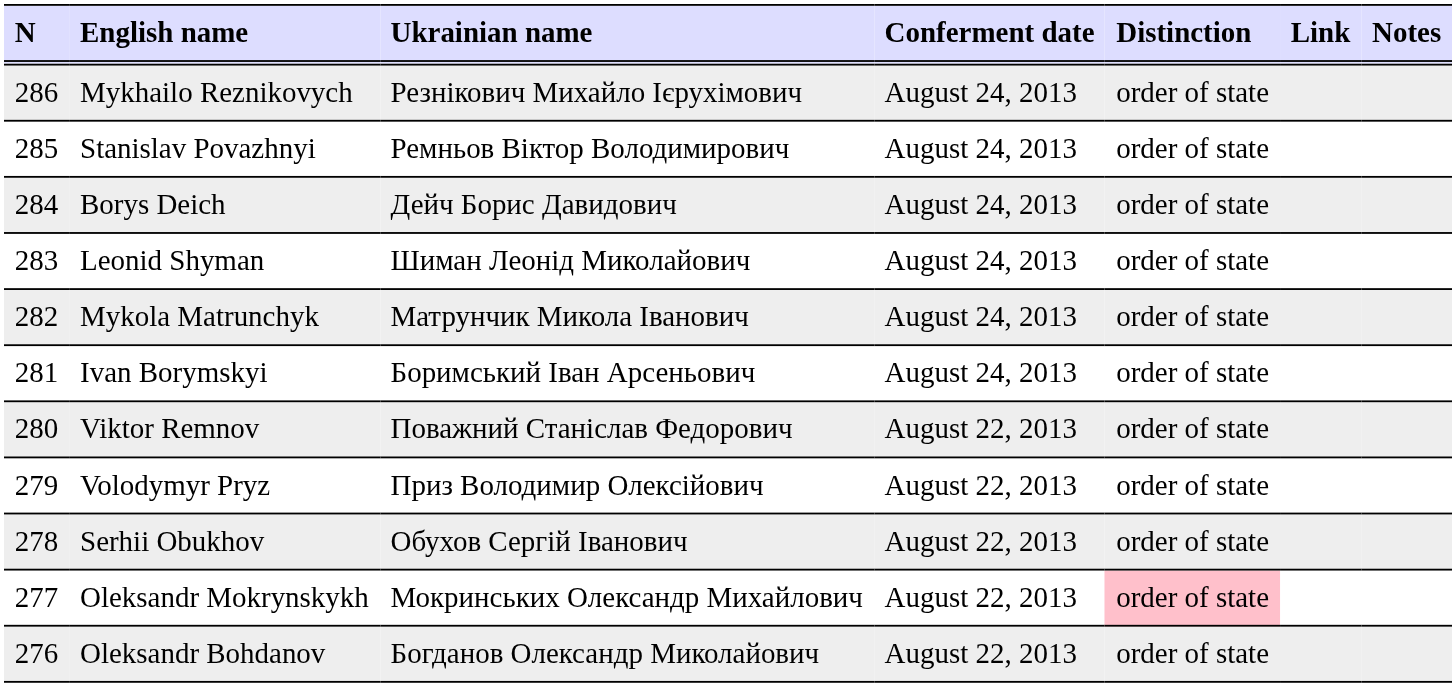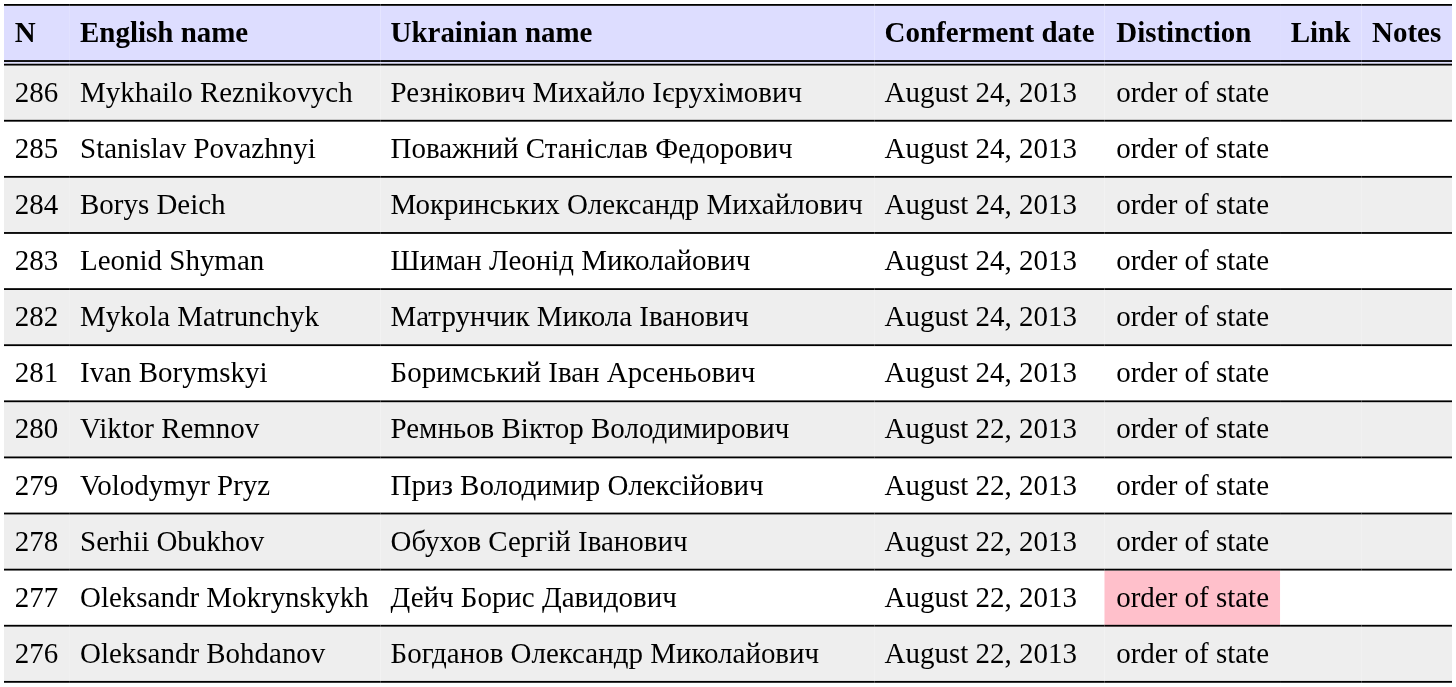(590, 148) Ремньов Віктор Володимирович -> (592, 148) Поважний Станіслав Федорович
(534, 204) Дейч Борис Давидович -> (627, 204) Мокринських Олександр Михайлович
(592, 428) Поважний Станіслав Федорович -> (590, 428) Ремньов Віктор Володимирович
(627, 597) Мокринських Олександр Михайлович -> (534, 597) Дейч Борис Давидович
